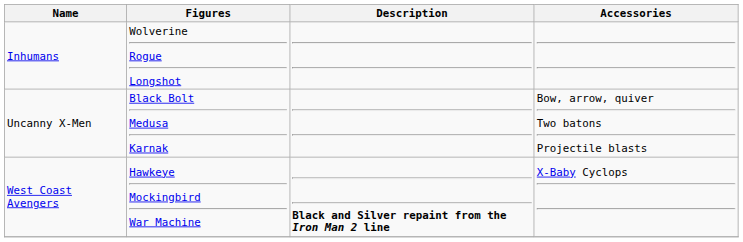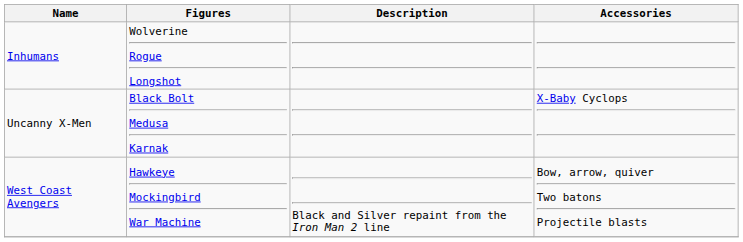(636, 123) Bow, arrow, quiver Two batons Projectile blasts -> (636, 123) X-Baby Cyclops
(412, 197) bold -> (412, 197) normal
(636, 197) X-Baby Cyclops -> (636, 197) Bow, arrow, quiver Two batons Projectile blasts
